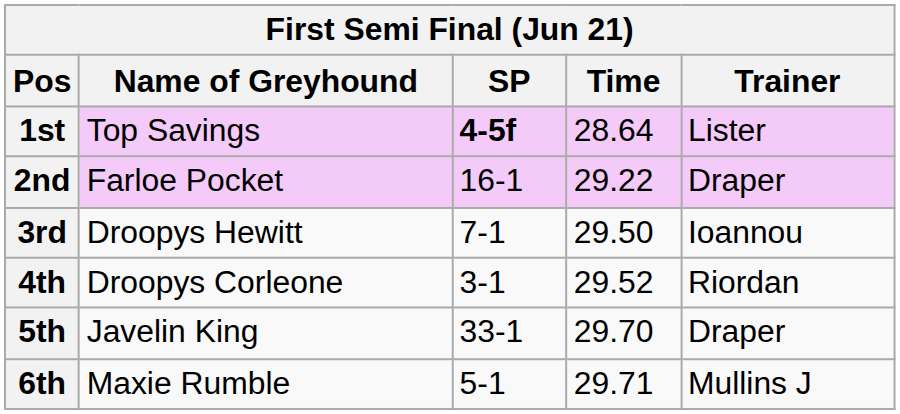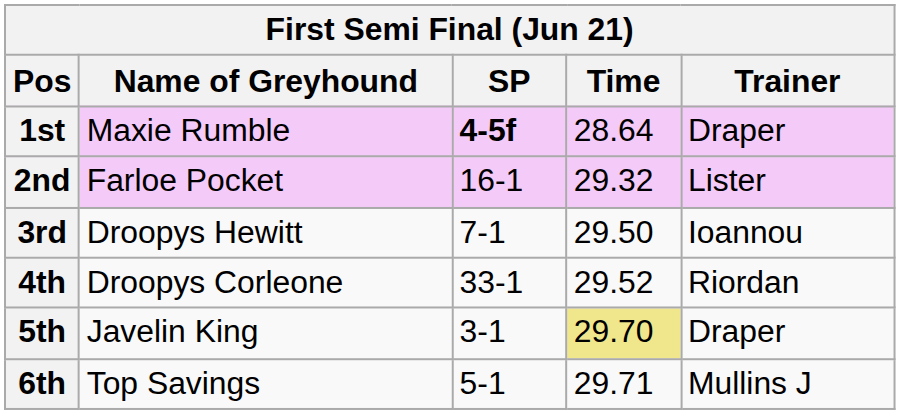(173, 130) Top Savings -> (188, 130) Maxie Rumble
(727, 130) Lister -> (737, 130) Draper
(614, 181) 29.22 -> (614, 181) 29.32
(737, 181) Draper -> (727, 181) Lister
(483, 282) 3-1 -> (491, 282) 33-1
(491, 332) 33-1 -> (483, 332) 3-1
(614, 332) no background -> (614, 332) khaki background
(188, 383) Maxie Rumble -> (173, 383) Top Savings
